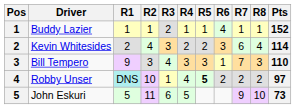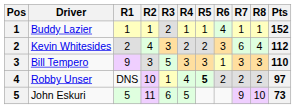(280, 46) 114 -> (280, 46) 112
(168, 63) 4 -> (168, 63) 5
(241, 63) 7 -> (241, 63) 3
(127, 79) paleturquoise background -> (127, 79) no background
